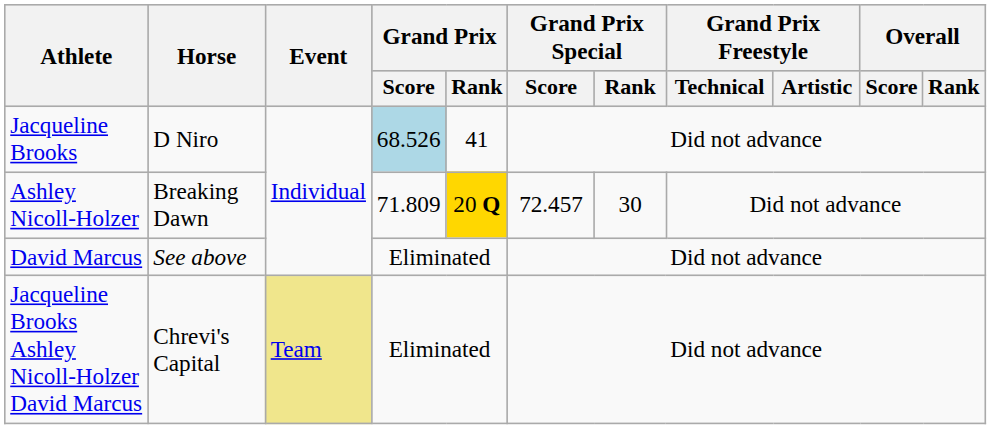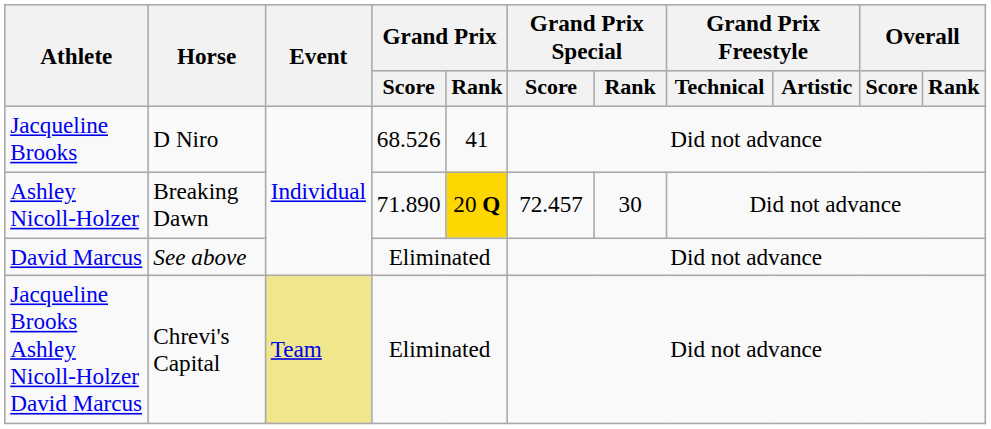(409, 139) lightblue background -> (409, 139) no background
(409, 205) 71.809 -> (409, 205) 71.890
